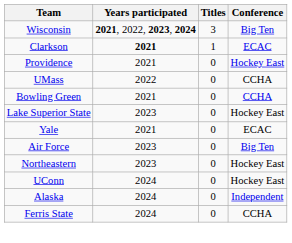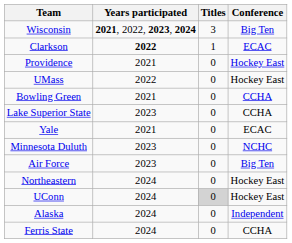(146, 46) 2021 -> (146, 46) 2022
(257, 79) CCHA -> (257, 79) Hockey East
(257, 113) Hockey East -> (257, 113) CCHA
+ row: (49, 146)
(146, 163) 2023 -> (146, 180) 2024
(213, 180) no background -> (213, 197) lightgrey background
